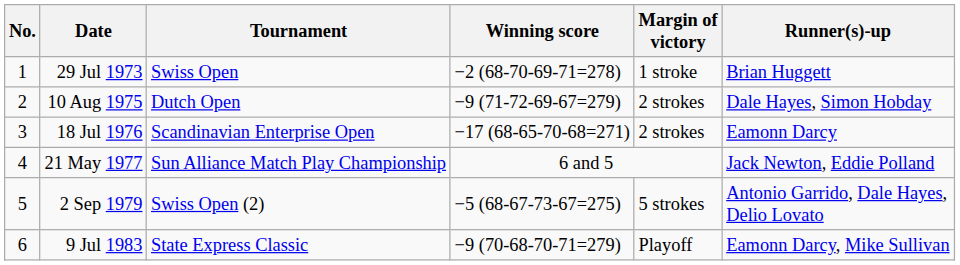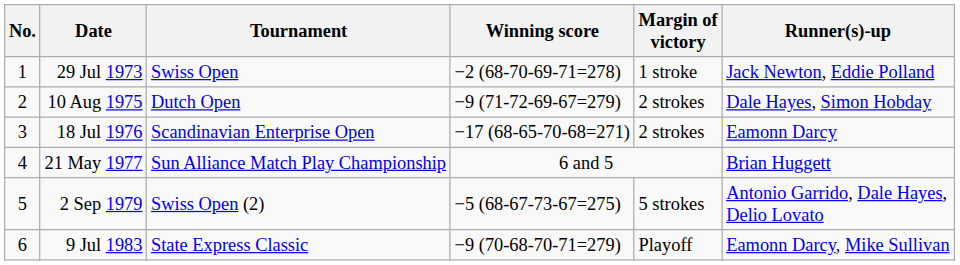(779, 71) Brian Huggett -> (830, 71) Jack Newton, Eddie Polland
(830, 162) Jack Newton, Eddie Polland -> (779, 162) Brian Huggett
